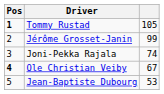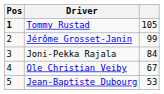(152, 54) 74 -> (152, 54) 84
(9, 68) bold -> (9, 68) normal
